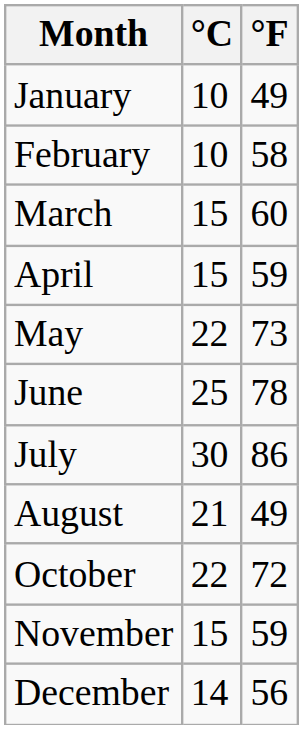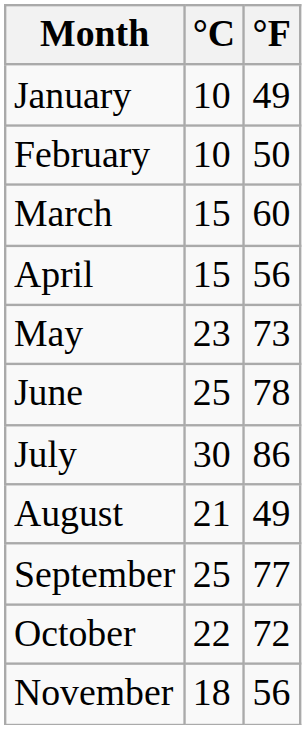(269, 154) 58 -> (271, 154) 50
(269, 273) 59 -> (271, 273) 56
(210, 333) 22 -> (212, 333) 23
+ row: (95, 573)
(210, 633) 15 -> (212, 693) 18
(269, 633) 59 -> (271, 693) 56
- row: (91, 693)
